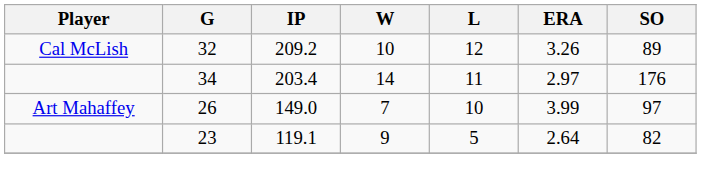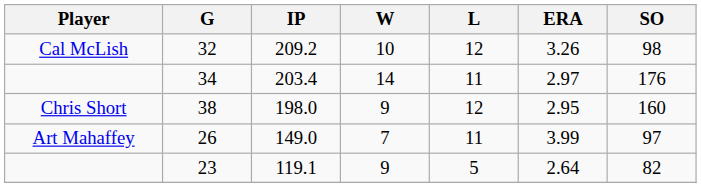(652, 49) 89 -> (652, 49) 98
+ row: (207, 108)
(474, 108) 10 -> (474, 138) 11
